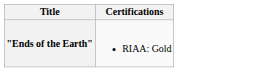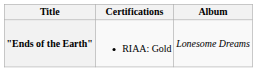+ column: (213, 12)
